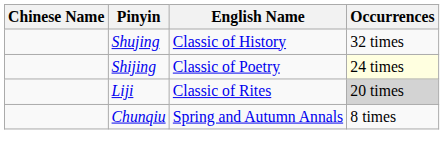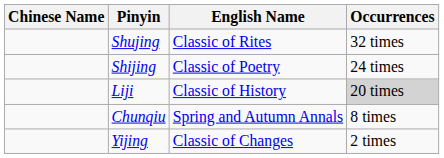(229, 41) Classic of History -> (222, 41) Classic of Rites
(377, 66) lightyellow background -> (377, 66) no background
(222, 91) Classic of Rites -> (229, 91) Classic of History
+ row: (130, 141)
